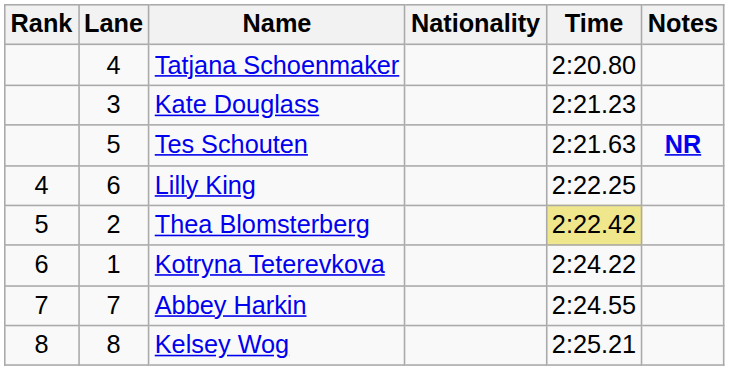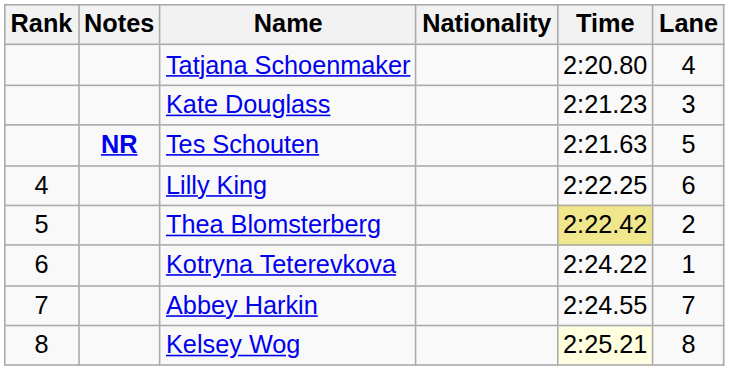columns swapped: (114, 24) <-> (683, 24)
(594, 345) no background -> (605, 345) lightyellow background
